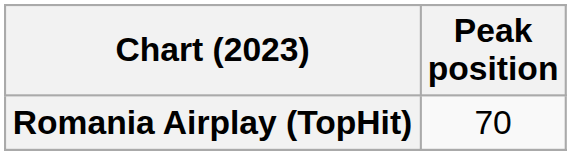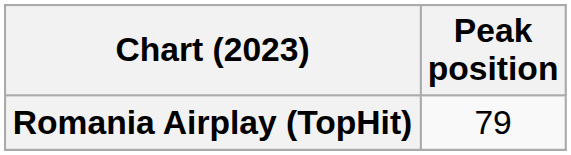(493, 122) 70 -> (493, 122) 79
